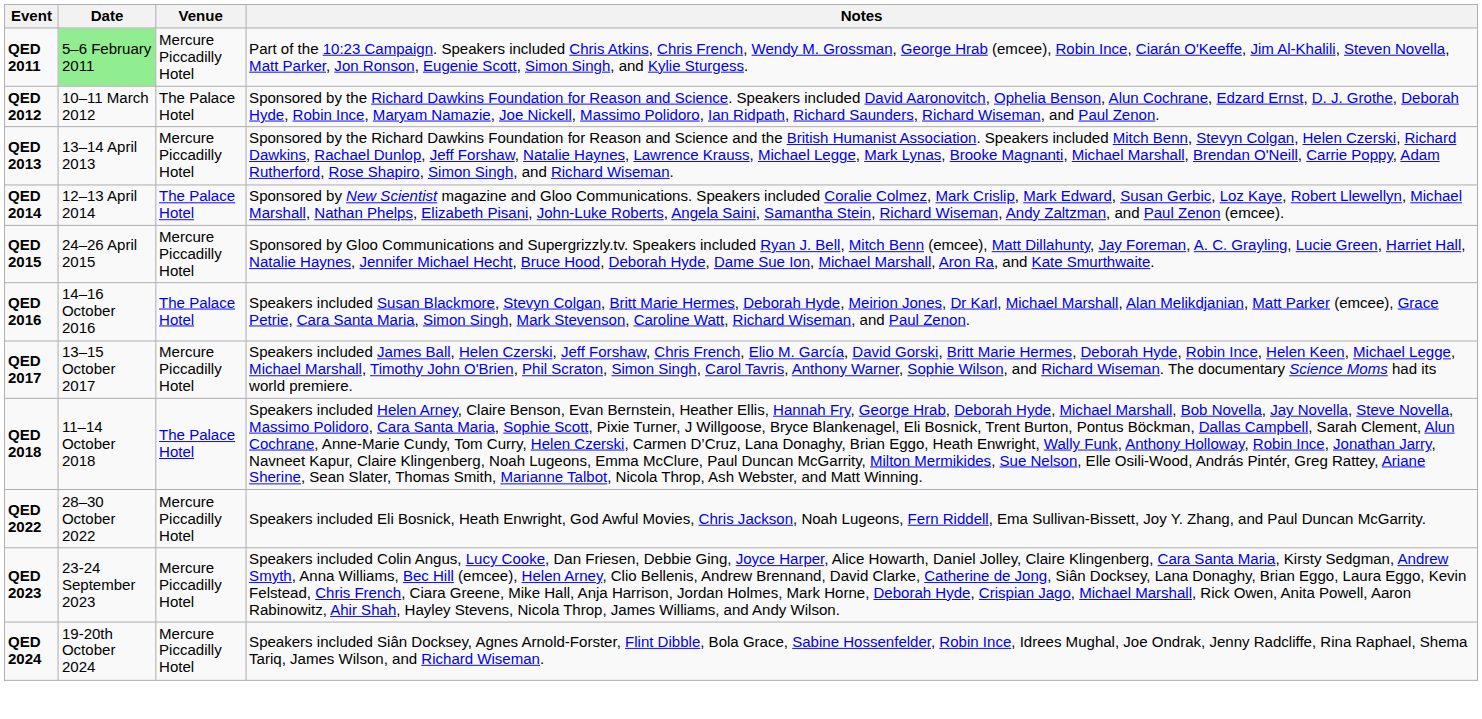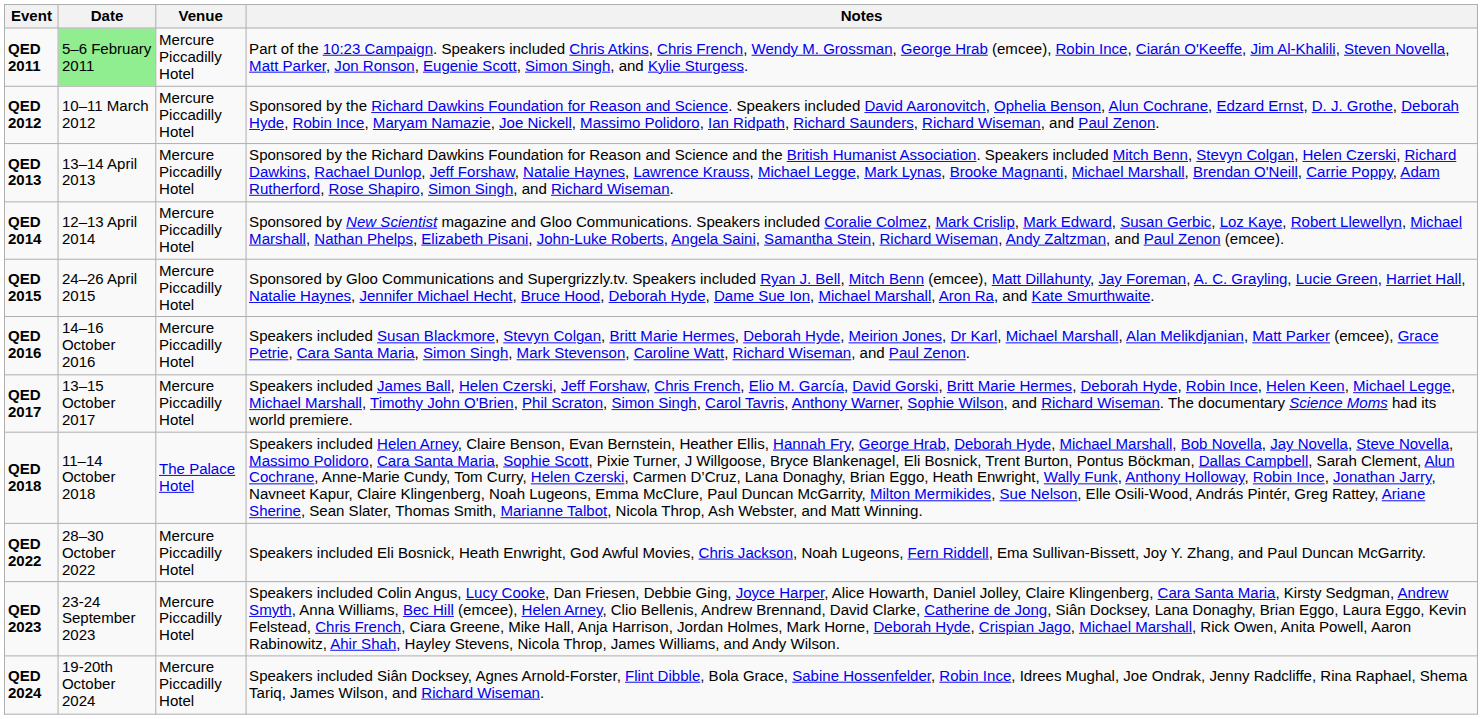(197, 106) The Palace Hotel -> (190, 114) Mercure Piccadilly Hotel
(197, 204) The Palace Hotel -> (190, 230) Mercure Piccadilly Hotel
(197, 311) The Palace Hotel -> (190, 345) Mercure Piccadilly Hotel
